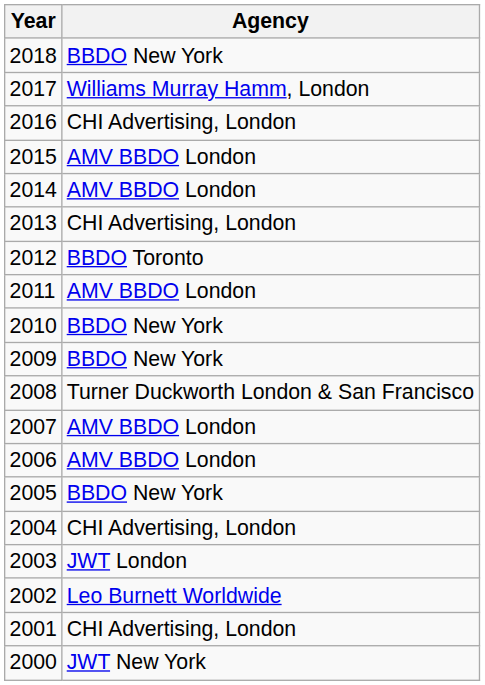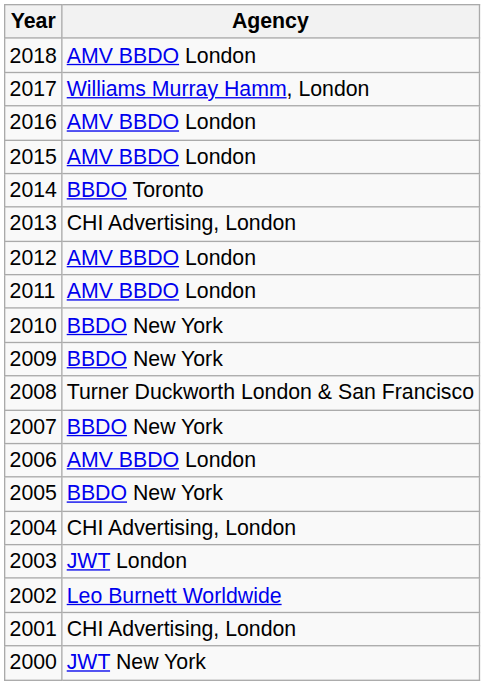(145, 55) BBDO New York -> (161, 55) AMV BBDO London
(181, 122) CHI Advertising, London -> (161, 122) AMV BBDO London
(161, 190) AMV BBDO London -> (135, 190) BBDO Toronto
(135, 257) BBDO Toronto -> (161, 257) AMV BBDO London
(161, 426) AMV BBDO London -> (145, 426) BBDO New York
